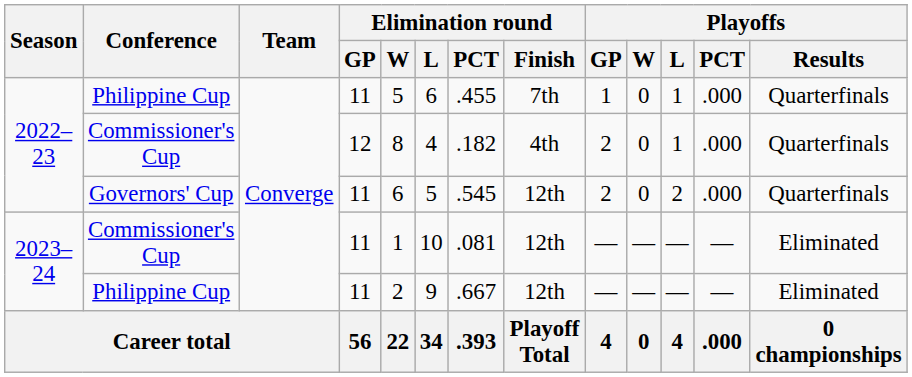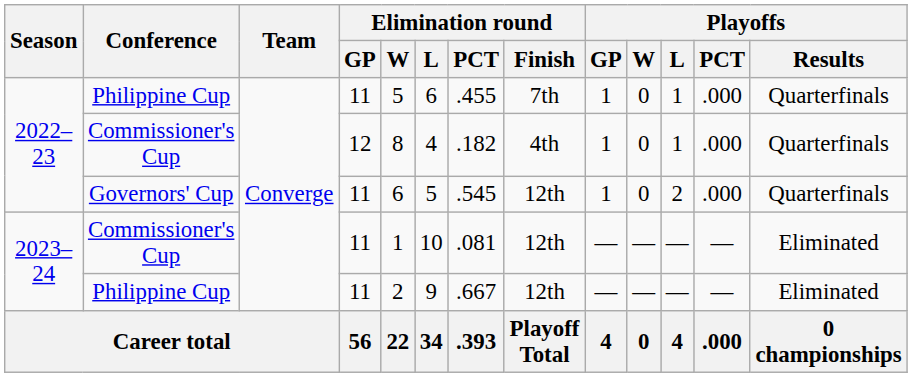(606, 144) 2 -> (606, 144) 1
(606, 193) 2 -> (606, 193) 1
